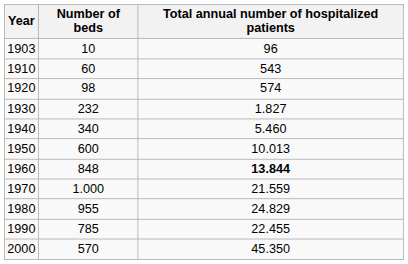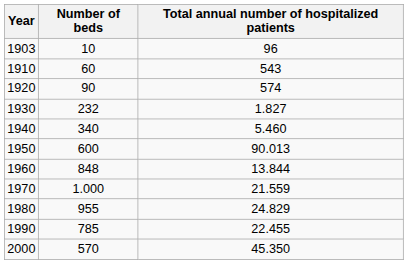(88, 88) 98 -> (88, 88) 90
(271, 149) 10.013 -> (271, 149) 90.013
(271, 169) bold -> (271, 169) normal
